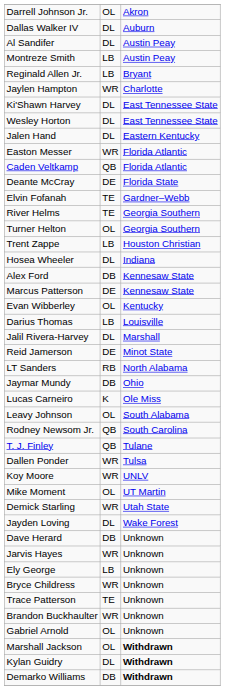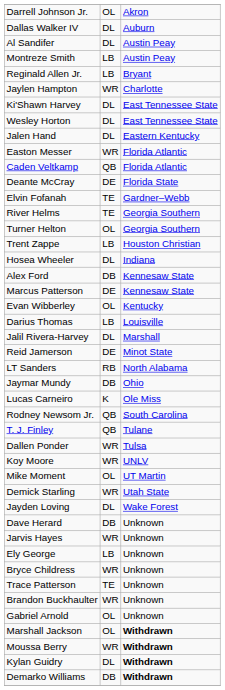- row: (39, 414)
+ row: (37, 646)
